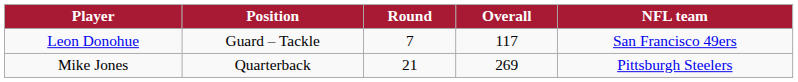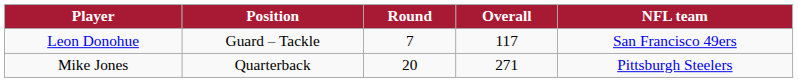(410, 65) 21 -> (410, 65) 20
(507, 65) 269 -> (507, 65) 271
